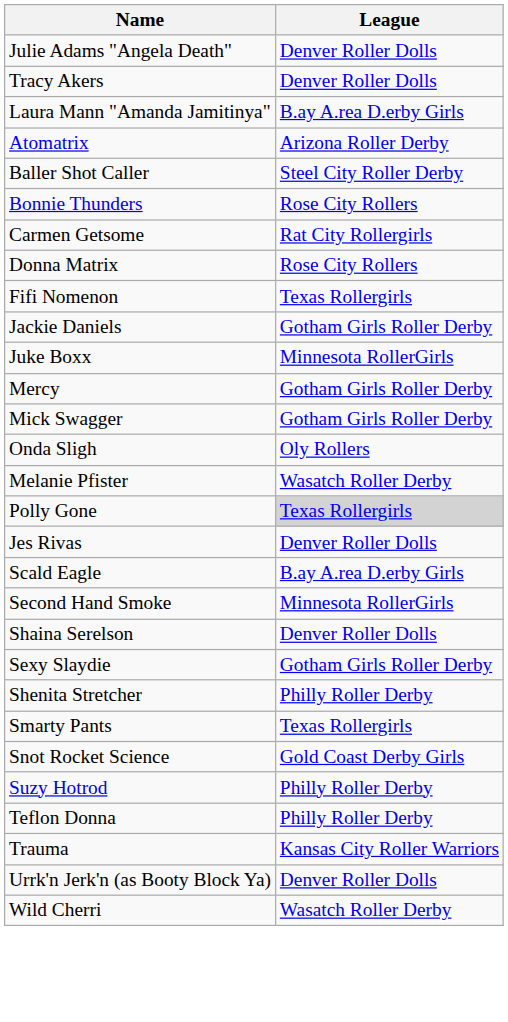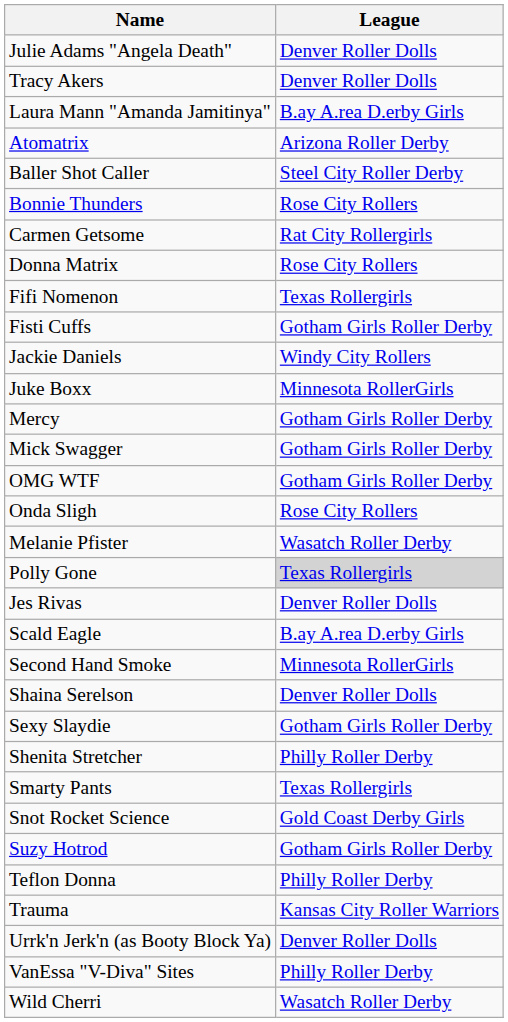+ row: (50, 326)
(386, 326) Gotham Girls Roller Derby -> (355, 357) Windy City Rollers
+ row: (54, 480)
(325, 449) Oly Rollers -> (349, 511) Rose City Rollers
(356, 787) Philly Roller Derby -> (386, 848) Gotham Girls Roller Derby
+ row: (102, 971)
